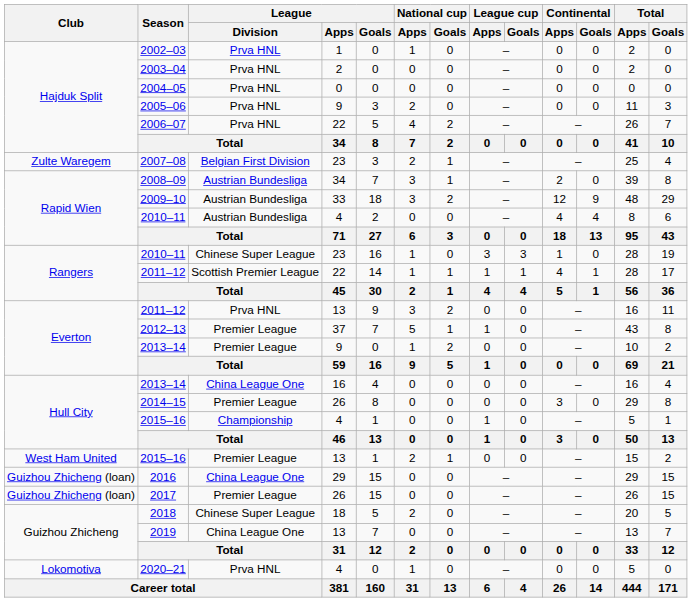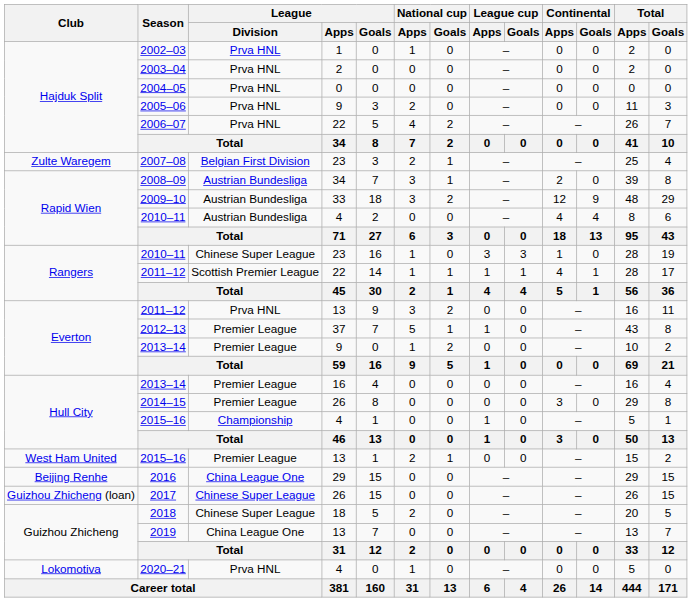(255, 384) China League One -> (255, 384) Premier League
(71, 476) Guizhou Zhicheng (loan) -> (71, 476) Beijing Renhe
(255, 495) Premier League -> (255, 495) Chinese Super League
